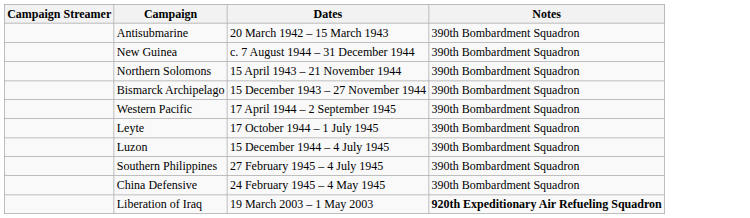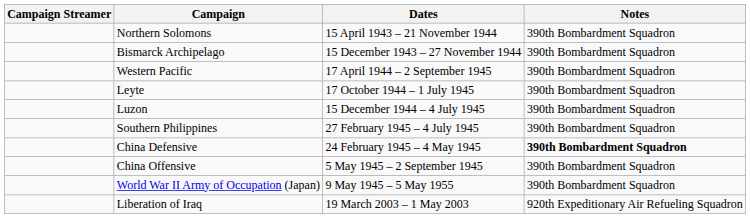- row: (152, 33)
- row: (147, 52)
(505, 185) normal -> (607, 147) bold
+ row: (156, 166)
+ row: (218, 185)
(547, 204) bold -> (635, 204) normal
